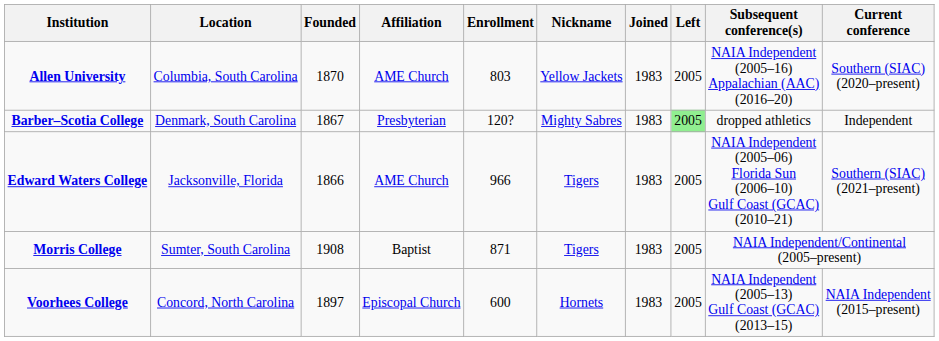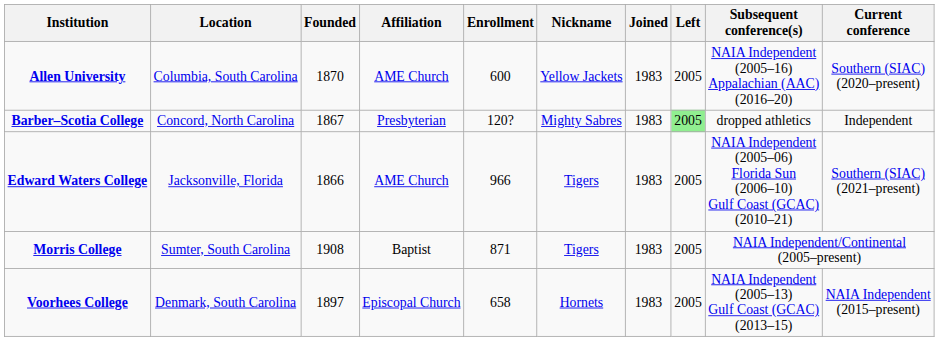(500, 75) 803 -> (500, 75) 600
(226, 120) Denmark, South Carolina -> (226, 120) Concord, North Carolina
(226, 302) Concord, North Carolina -> (226, 302) Denmark, South Carolina
(500, 302) 600 -> (500, 302) 658
